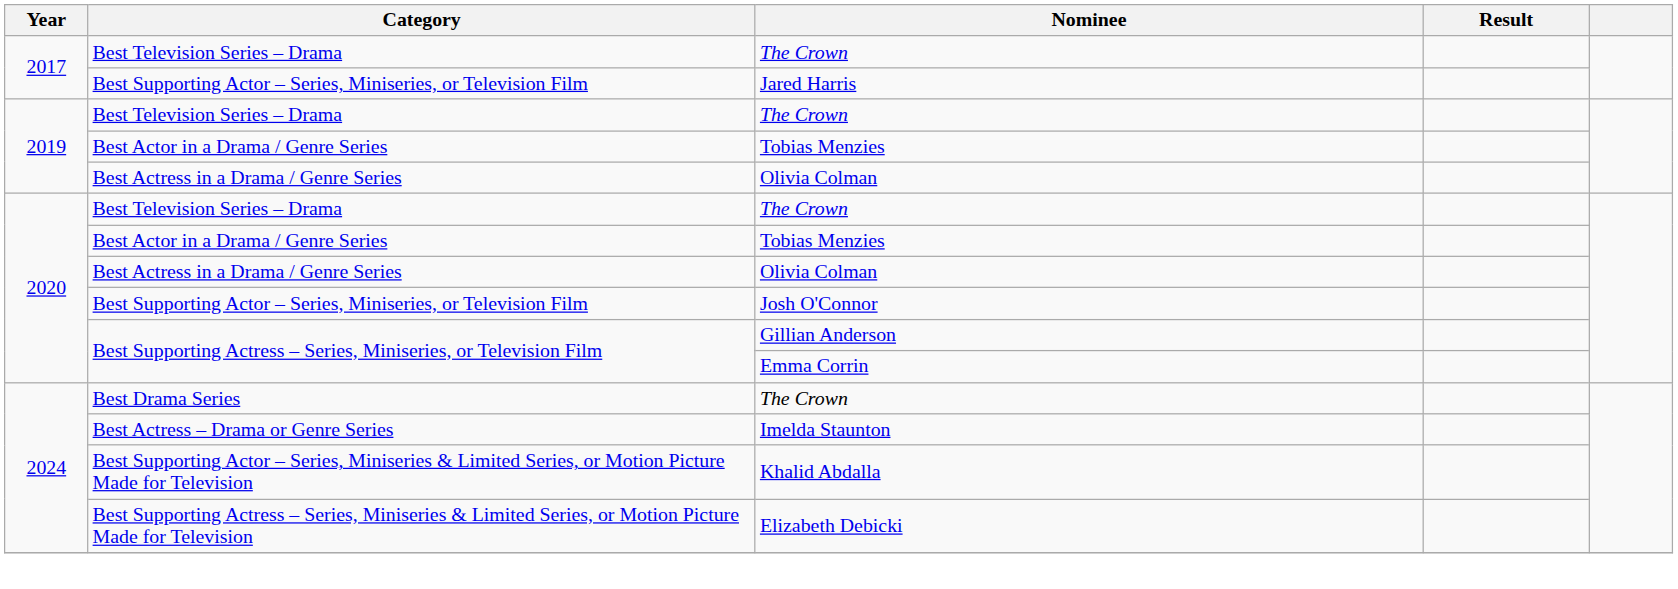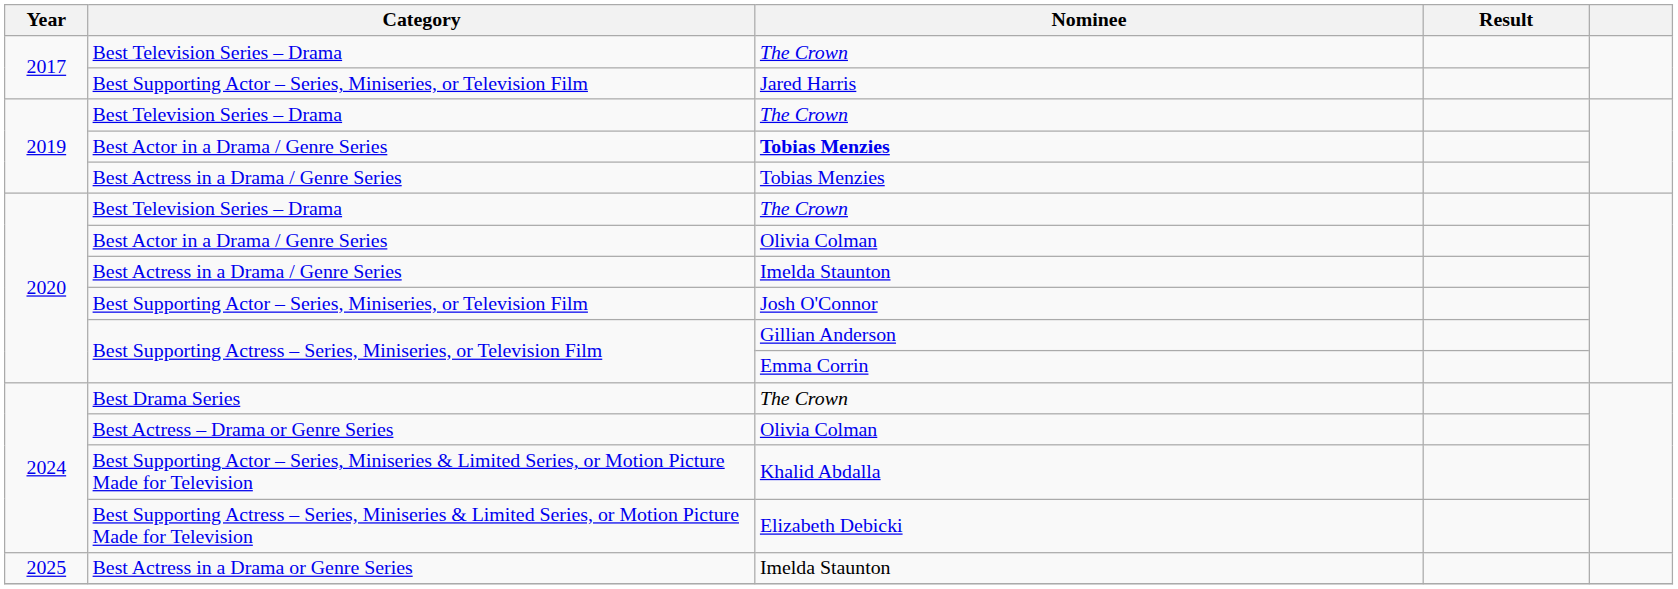(822, 146) normal -> (825, 146) bold
(819, 177) Olivia Colman -> (822, 177) Tobias Menzies
(822, 240) Tobias Menzies -> (819, 240) Olivia Colman
(819, 271) Olivia Colman -> (825, 271) Imelda Staunton
(825, 429) Imelda Staunton -> (819, 429) Olivia Colman
+ row: (46, 568)
